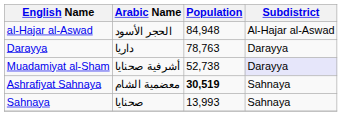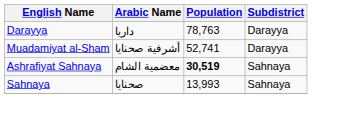- row: (50, 30)
(203, 66) 52,738 -> (203, 48) 52,741
(268, 66) lavender background -> (268, 48) no background
